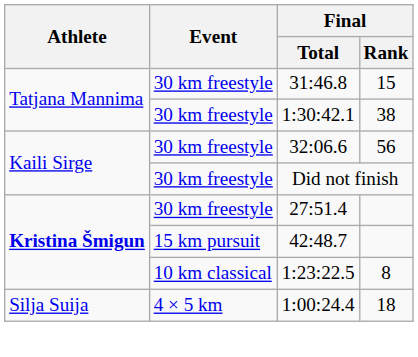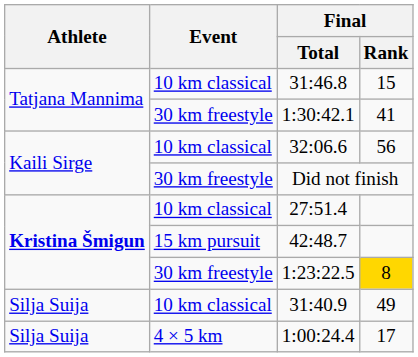(213, 83) 30 km freestyle -> (213, 83) 10 km classical
(386, 115) 38 -> (386, 115) 41
(213, 147) 30 km freestyle -> (213, 147) 10 km classical
(213, 210) 30 km freestyle -> (213, 210) 10 km classical
(213, 273) 10 km classical -> (213, 273) 30 km freestyle
(386, 273) no background -> (386, 273) gold background
+ row: (318, 304)
(386, 304) 18 -> (386, 336) 17
